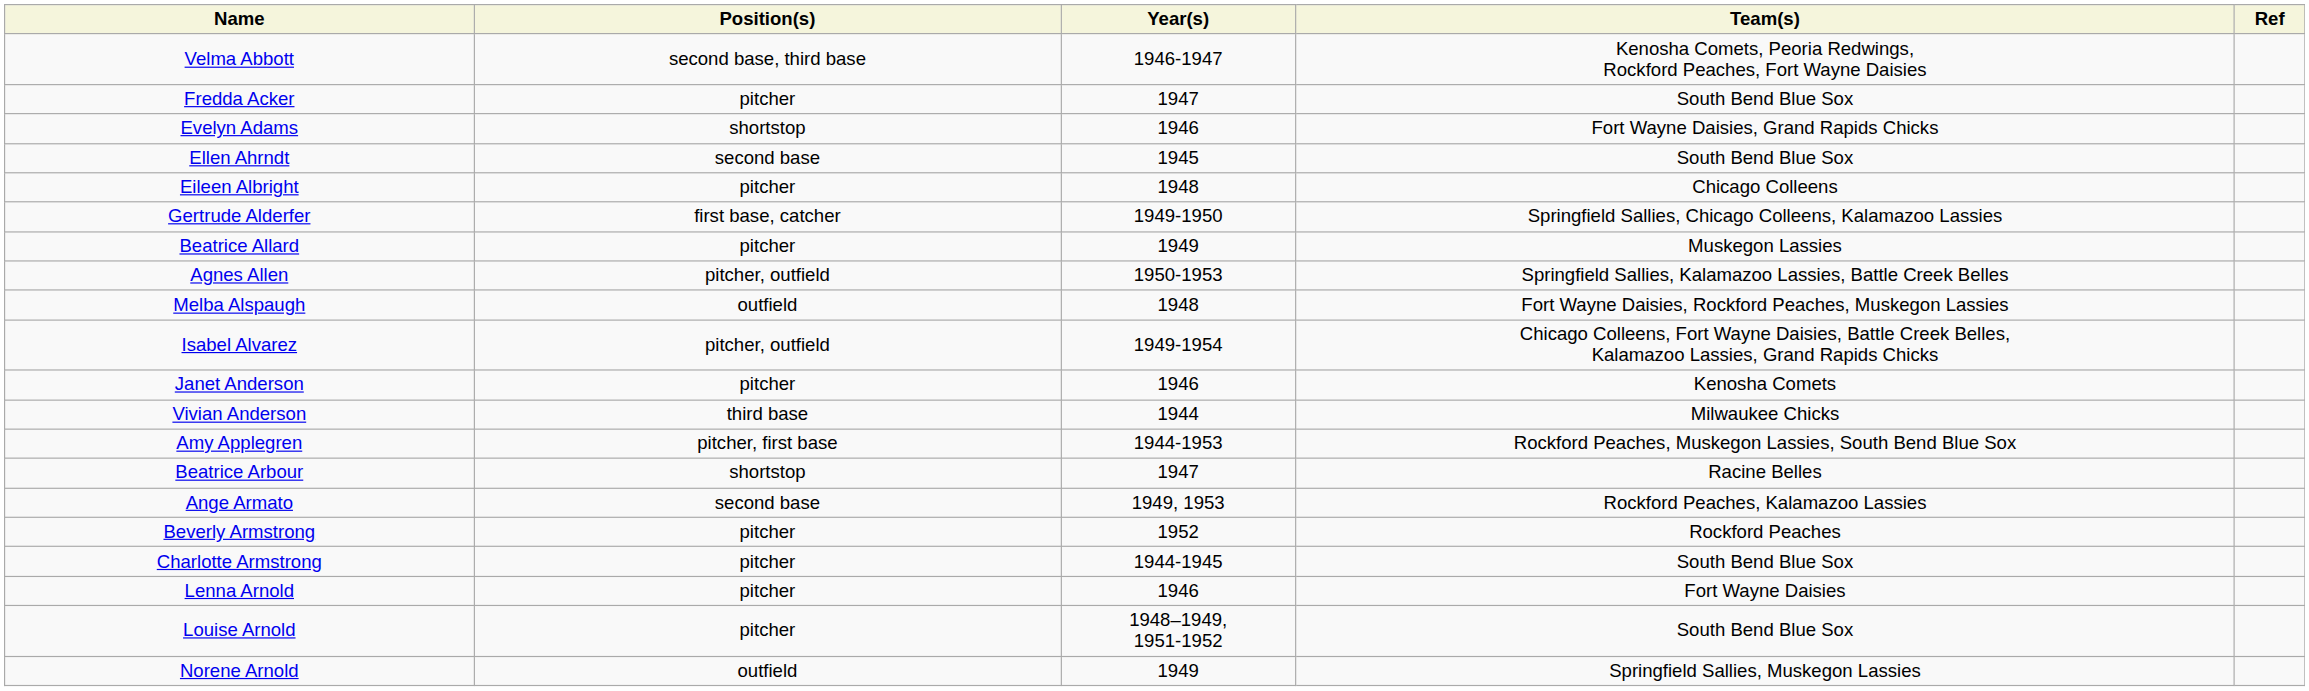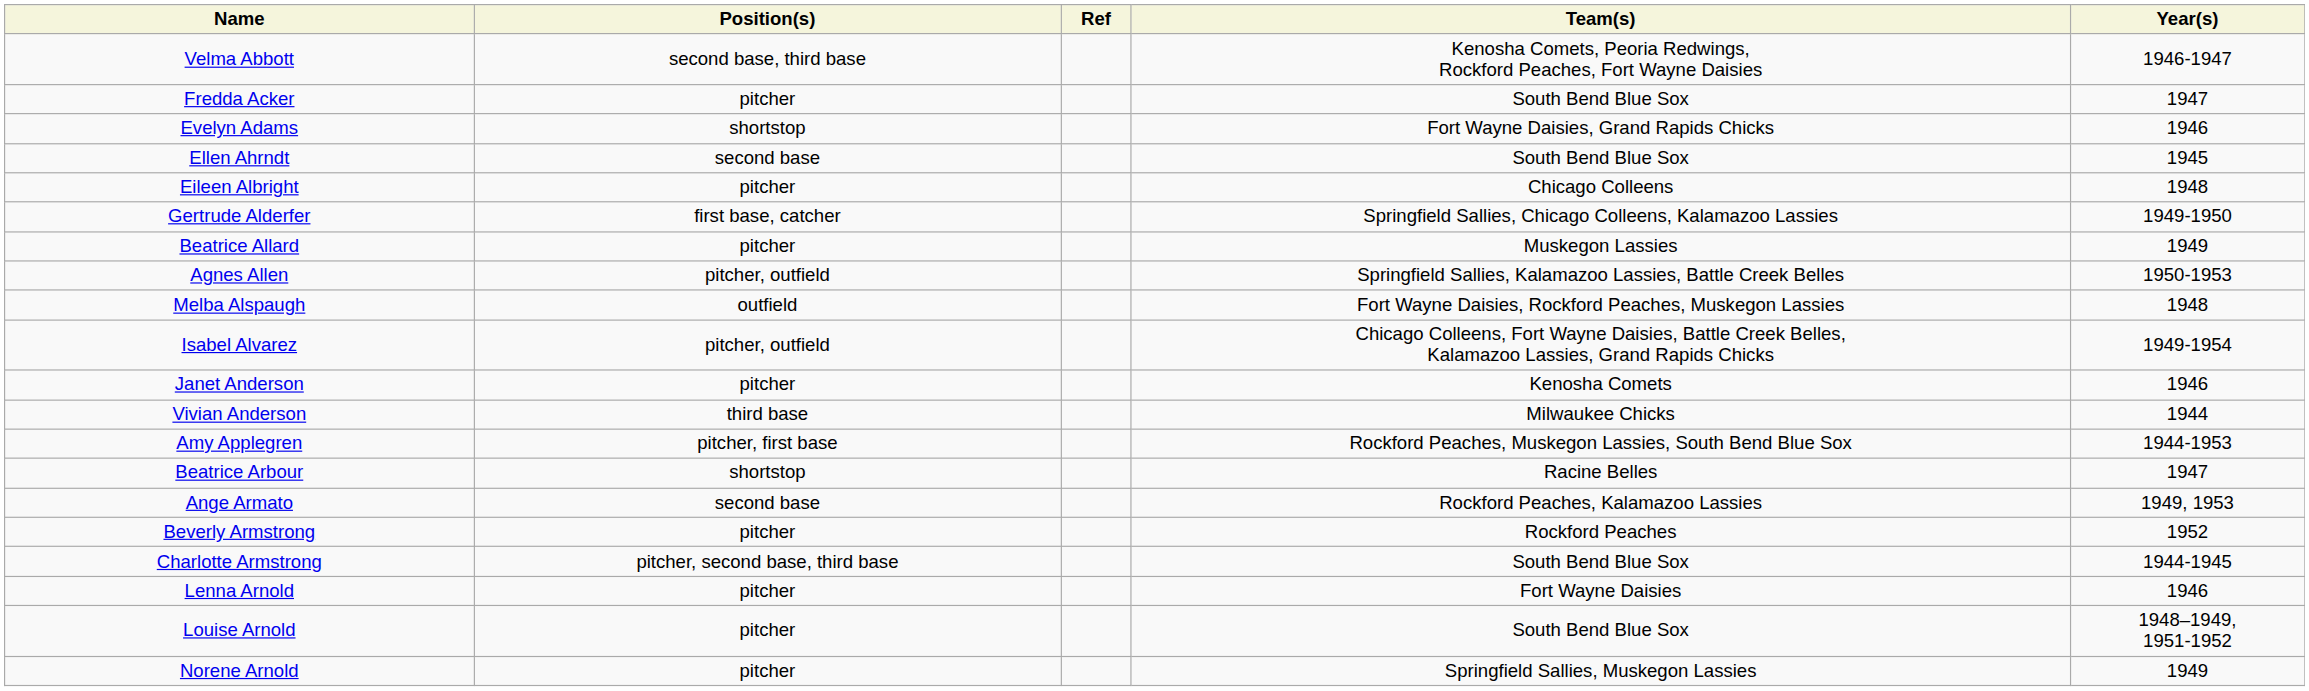columns swapped: (1178, 19) <-> (2270, 19)
(767, 561) pitcher -> (767, 561) pitcher, second base, third base
(767, 670) outfield -> (767, 670) pitcher
